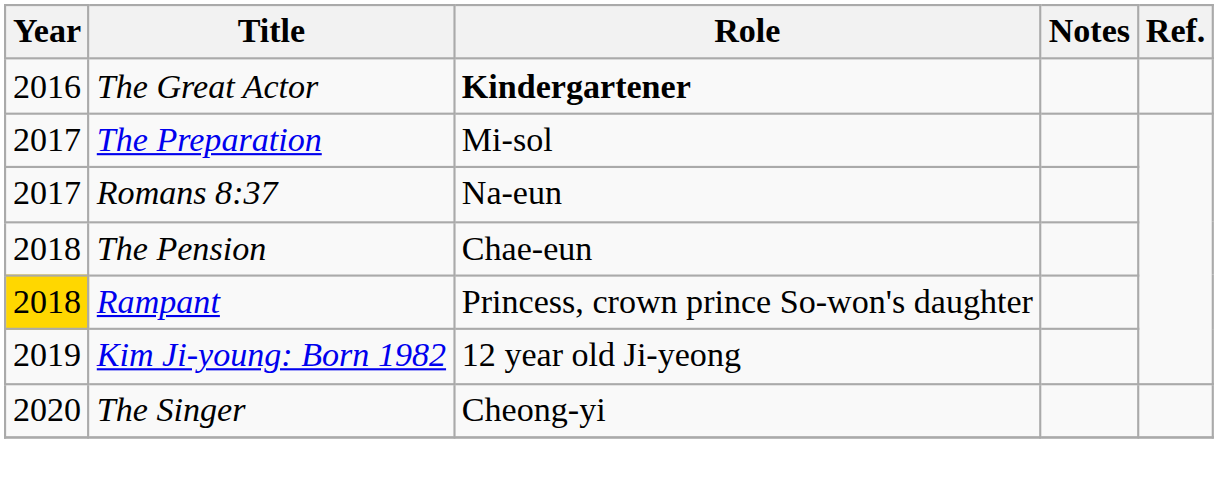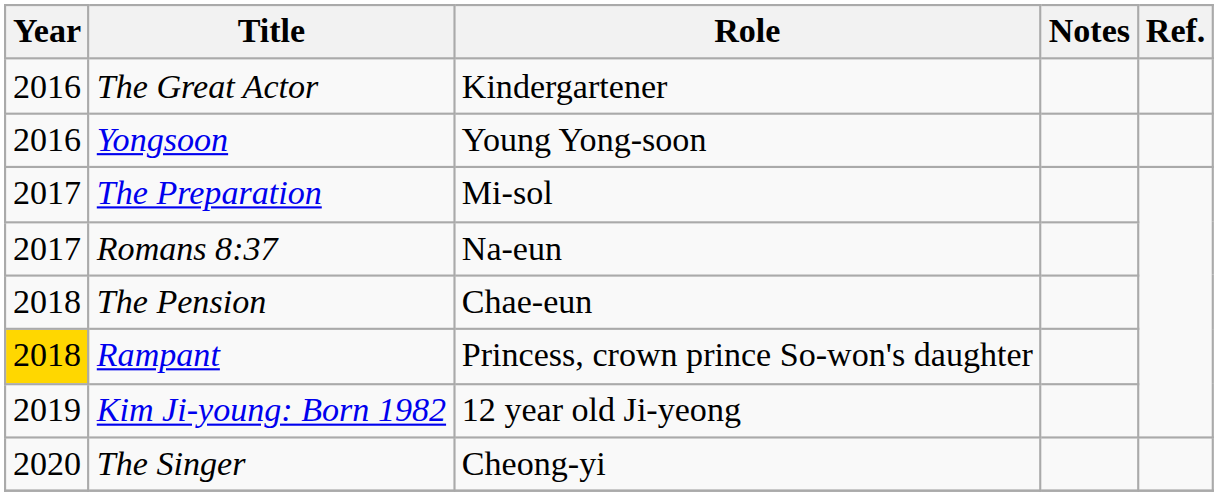(576, 85) bold -> (565, 85) normal
+ row: (162, 139)
